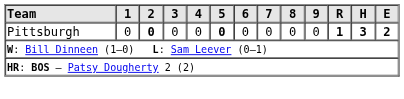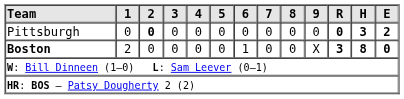(222, 31) bold -> (222, 31) normal
(340, 31) 1 -> (340, 31) 0
+ row: (29, 49)
